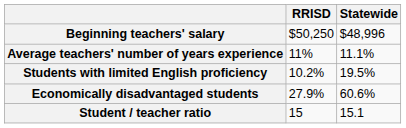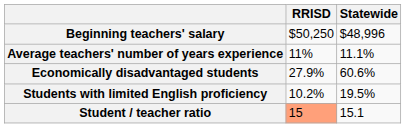rows swapped: (145, 93) <-> (145, 73)
(296, 113) no background -> (296, 113) lightsalmon background
